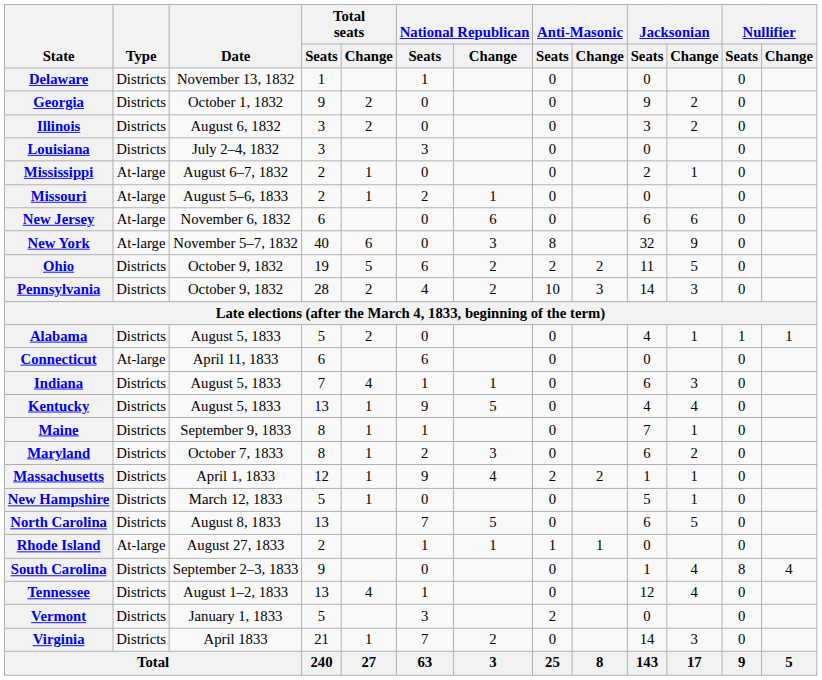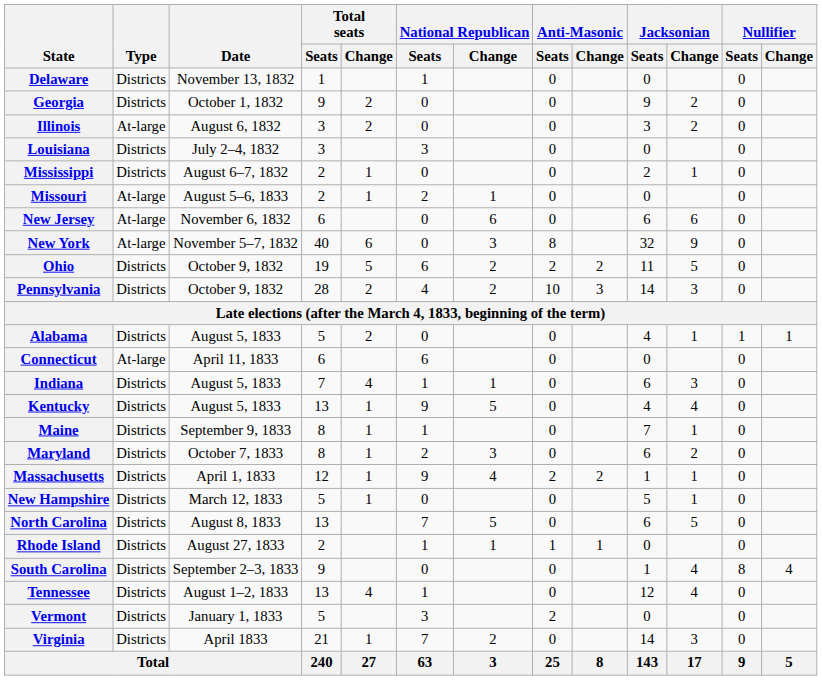(141, 126) Districts -> (141, 126) At-large
(141, 172) At-large -> (141, 172) Districts
(141, 546) At-large -> (141, 546) Districts
